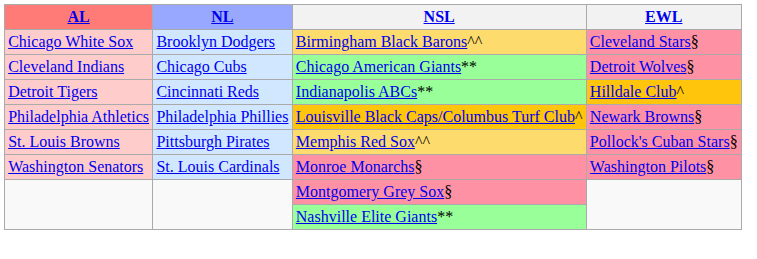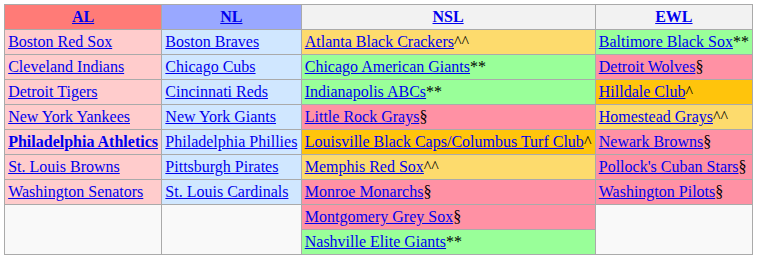+ row: (387, 42)
- row: (389, 42)
+ row: (366, 117)
(79, 117) normal -> (83, 142) bold
